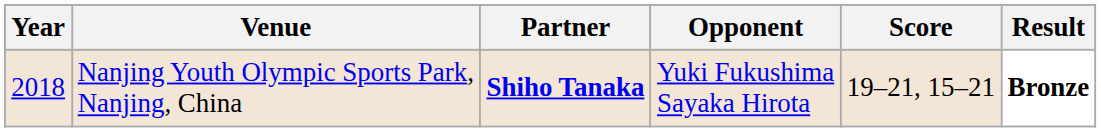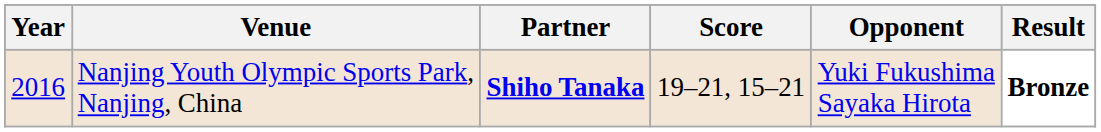columns swapped: (746, 27) <-> (921, 27)
(38, 87) 2018 -> (38, 87) 2016
